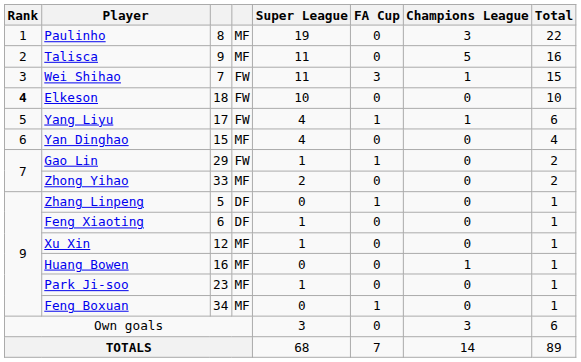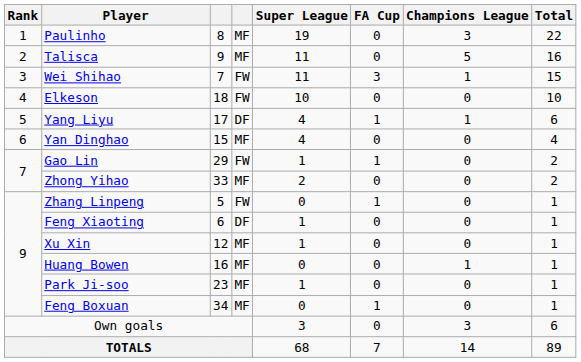(23, 98) bold -> (23, 98) normal
(242, 119) FW -> (242, 119) DF
(242, 202) DF -> (242, 202) FW
